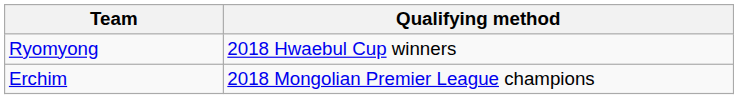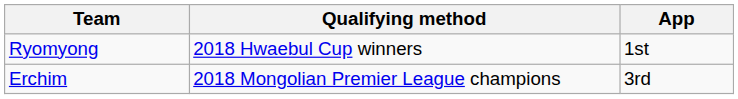+ column: (677, 19)
